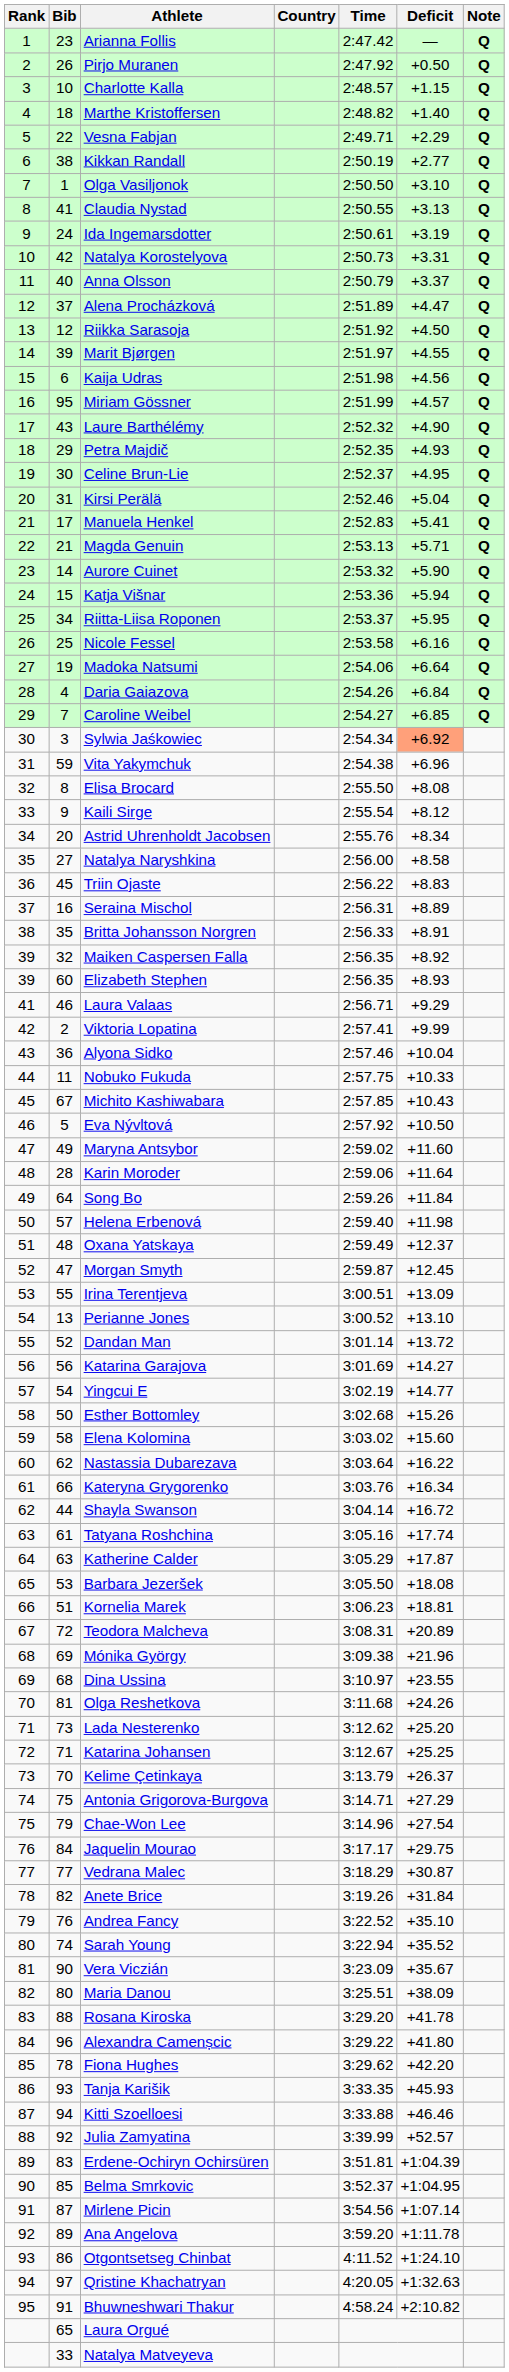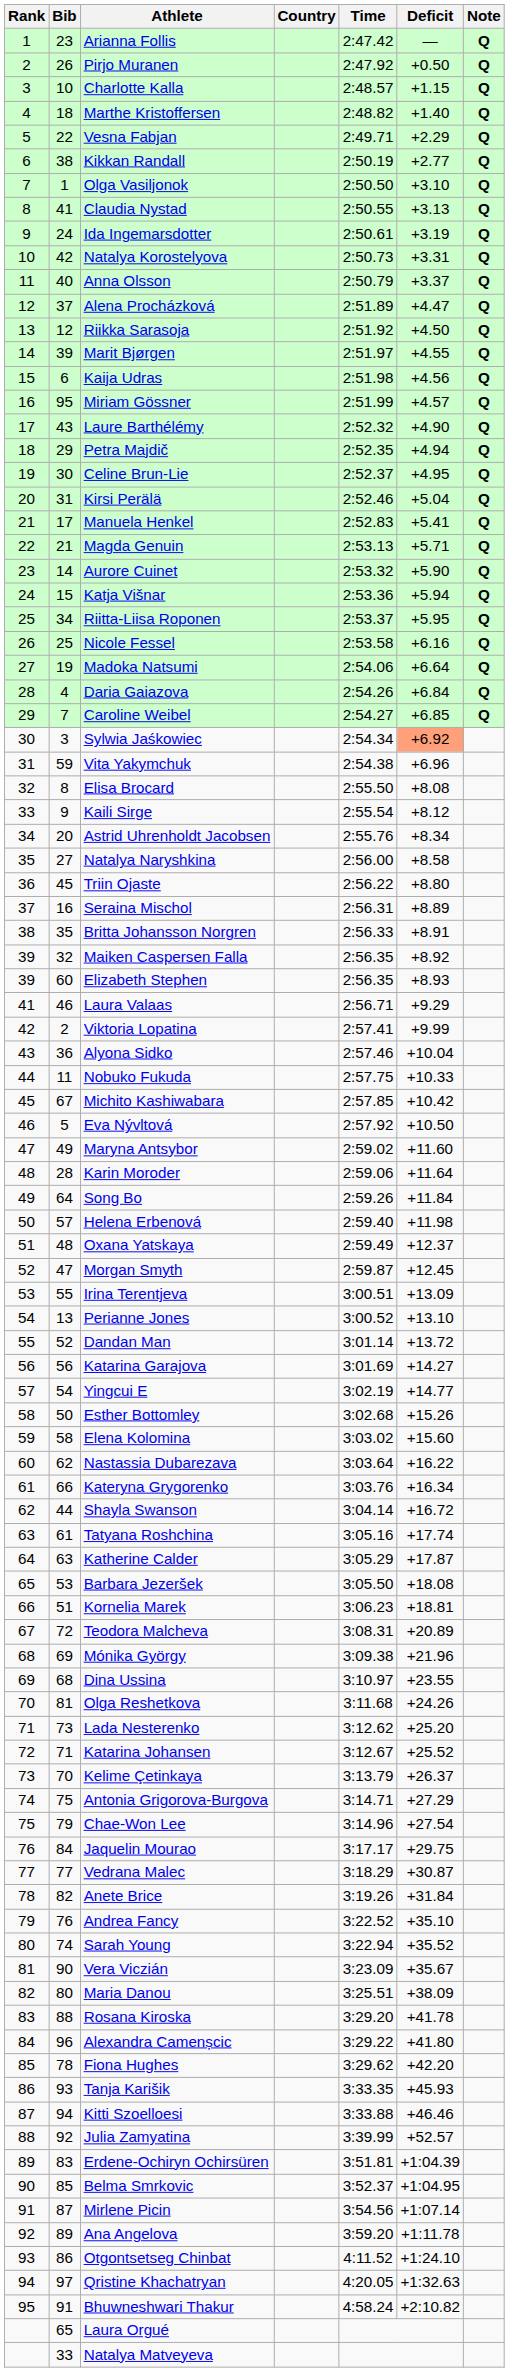(430, 450) +4.93 -> (430, 450) +4.94
(430, 884) +8.83 -> (430, 884) +8.80
(430, 1101) +10.43 -> (430, 1101) +10.42
(430, 1752) +25.25 -> (430, 1752) +25.52
